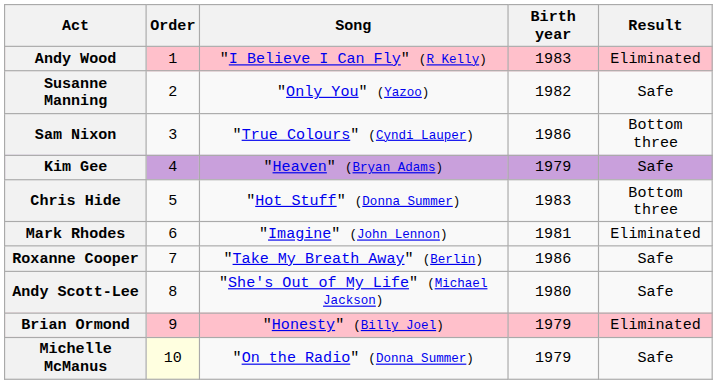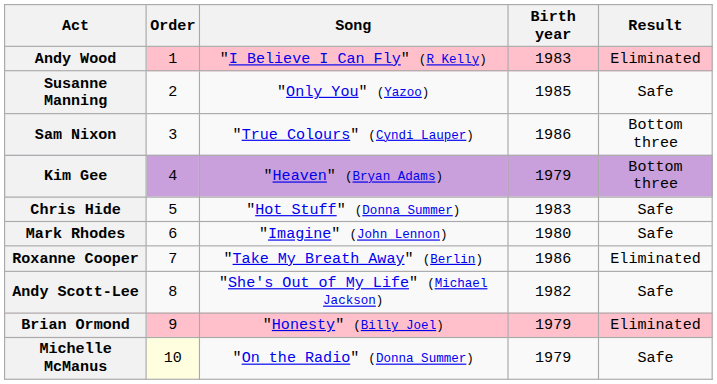(553, 92) 1982 -> (553, 92) 1985
(656, 167) Safe -> (656, 176) Bottom three
(656, 201) Bottom three -> (656, 209) Safe
(553, 234) 1981 -> (553, 234) 1980
(656, 234) Eliminated -> (656, 234) Safe
(656, 259) Safe -> (656, 259) Eliminated
(553, 292) 1980 -> (553, 292) 1982
